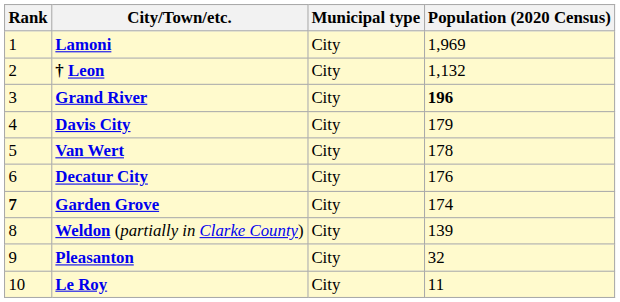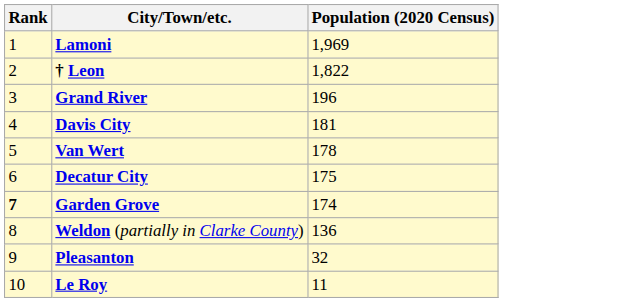- column: (366, 17)
(447, 71) 1,132 -> (330, 71) 1,822
(440, 97) bold -> (324, 97) normal
(440, 124) 179 -> (324, 124) 181
(440, 177) 176 -> (324, 177) 175
(440, 230) 139 -> (324, 230) 136
